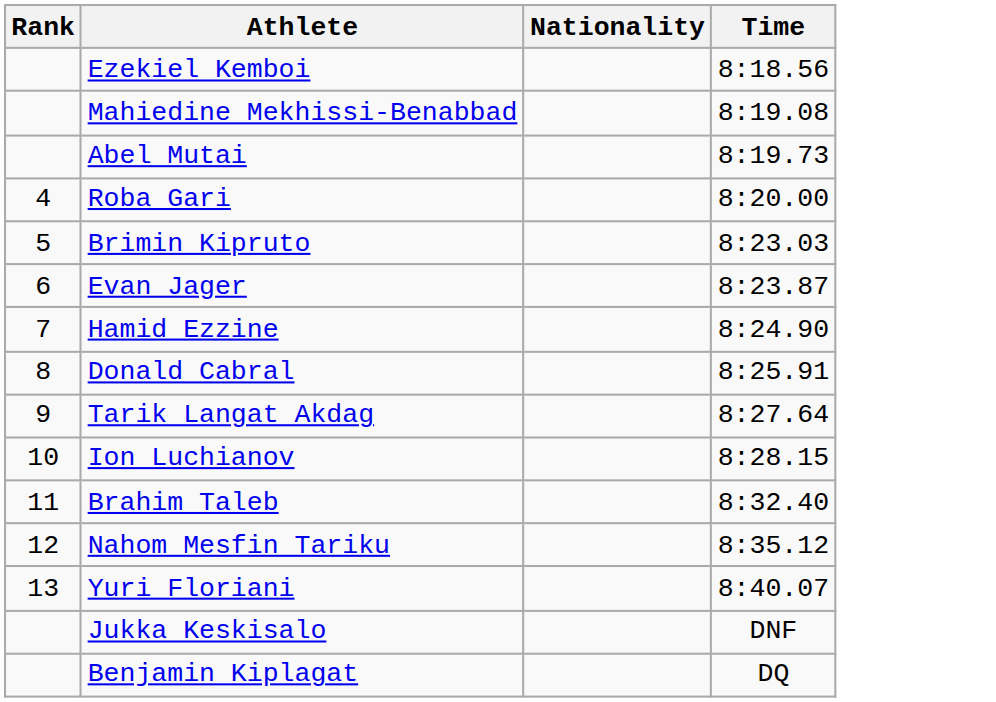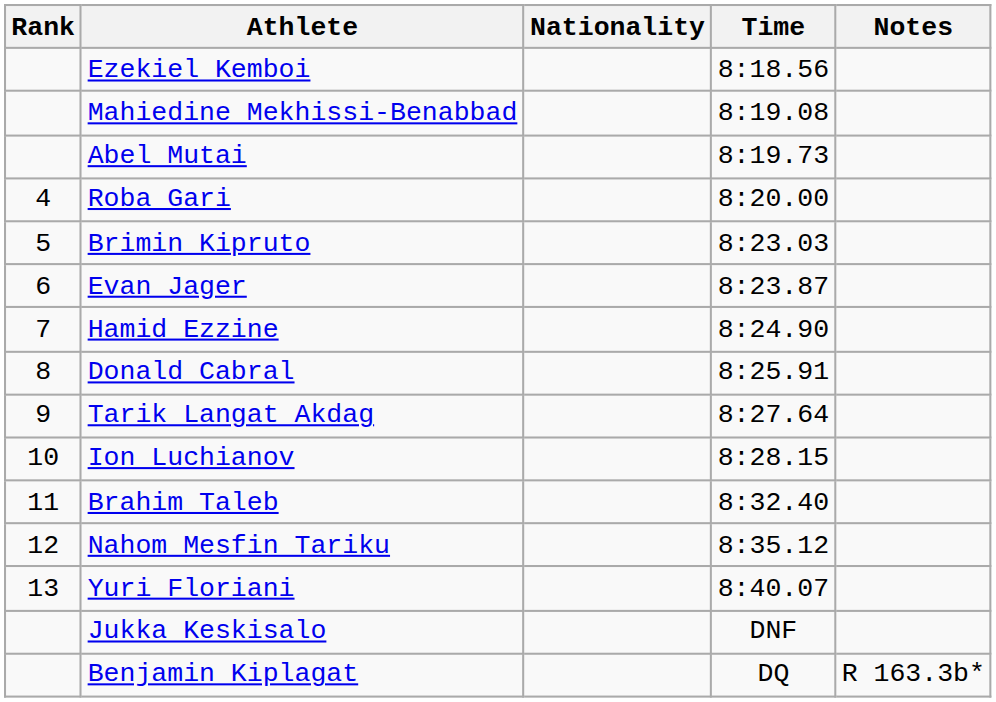+ column: (913, 27)
